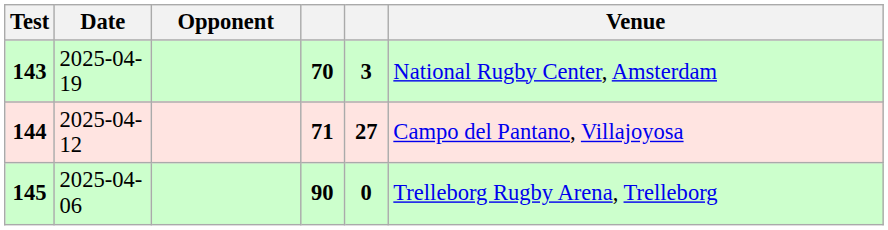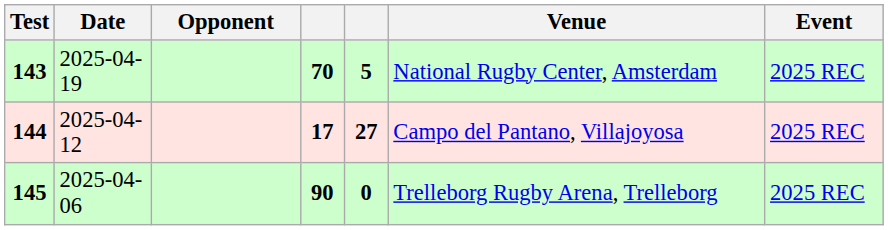+ column: (824, 22)
(366, 70) 3 -> (366, 70) 5
(322, 132) 71 -> (322, 132) 17
